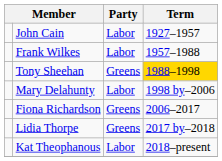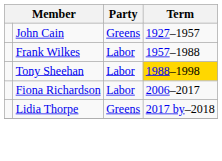(121, 33) Labor -> (123, 33) Greens
(123, 71) Greens -> (121, 71) Labor
- row: (55, 90)
(123, 109) Greens -> (121, 90) Labor
- row: (58, 147)
